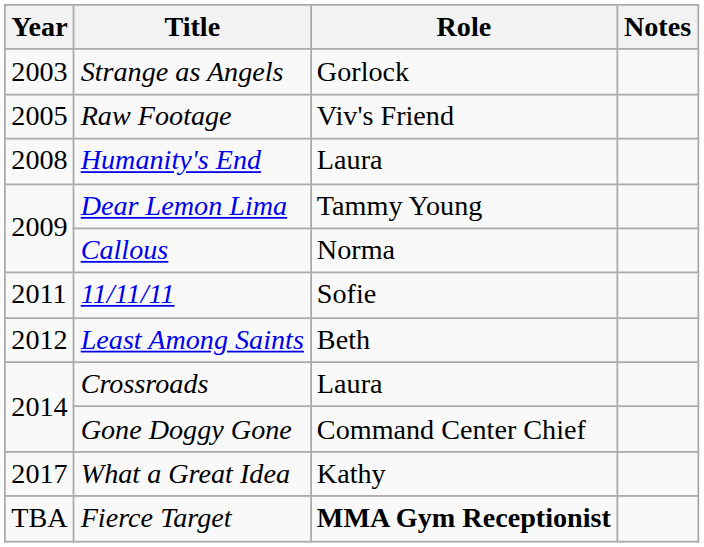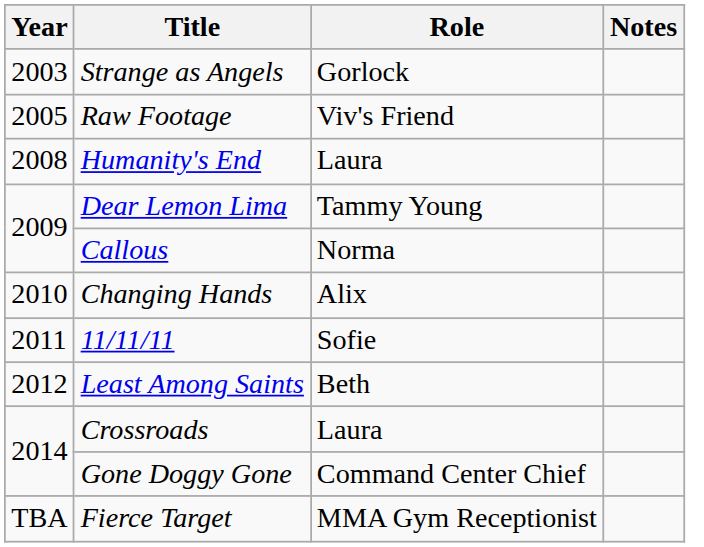+ row: (177, 294)
- row: (185, 473)
(464, 518) bold -> (457, 518) normal
